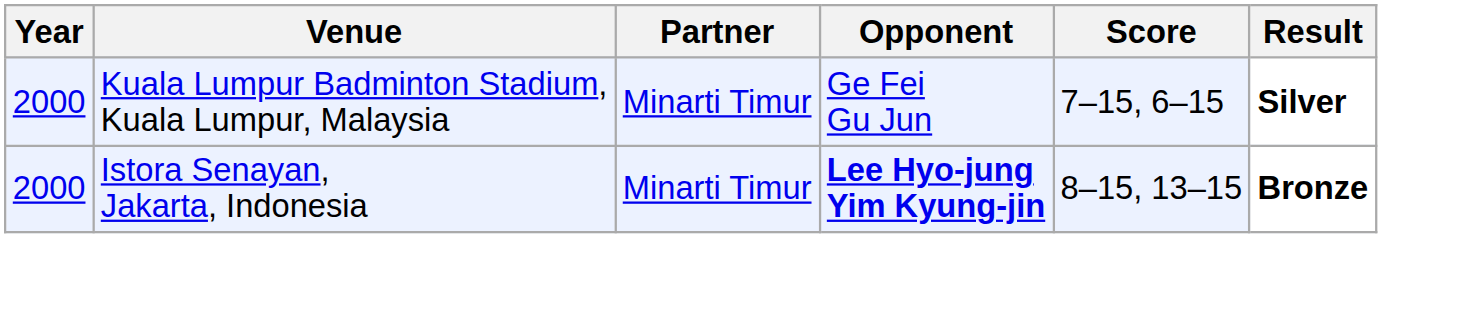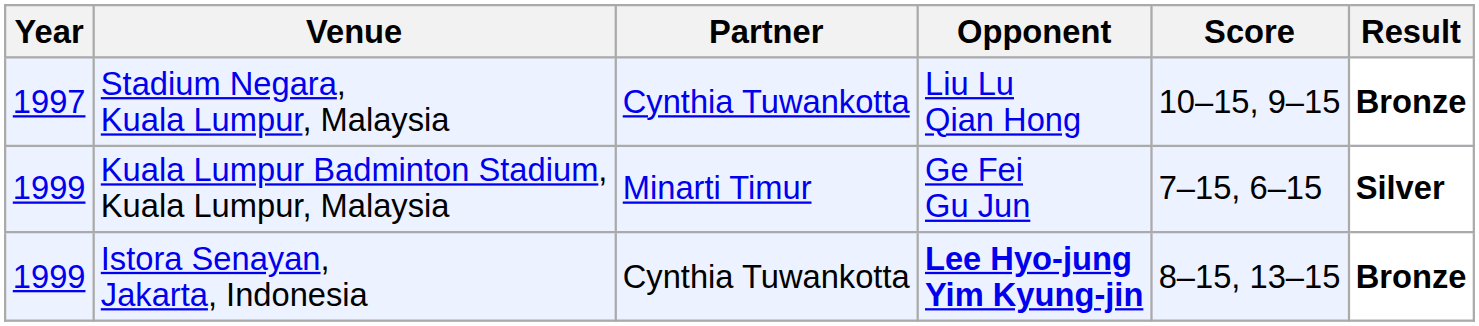+ row: (275, 101)
(49, 101) 2000 -> (49, 189) 1999
(49, 189) 2000 -> (49, 277) 1999
(717, 189) Minarti Timur -> (766, 277) Cynthia Tuwankotta
